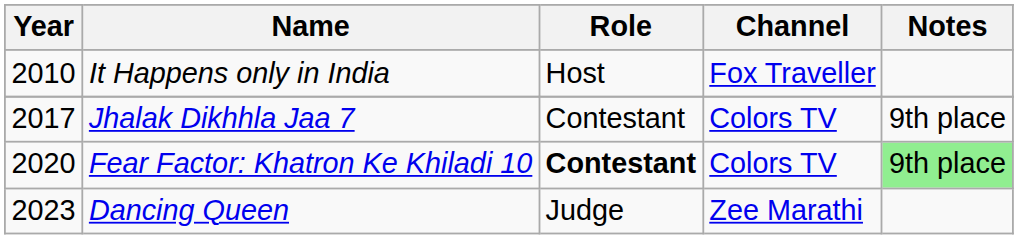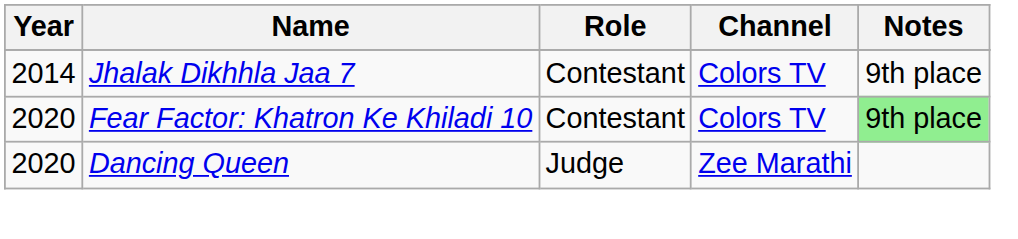- row: (239, 73)
(44, 118) 2017 -> (44, 73) 2014
(621, 164) bold -> (615, 118) normal
(44, 210) 2023 -> (44, 164) 2020
